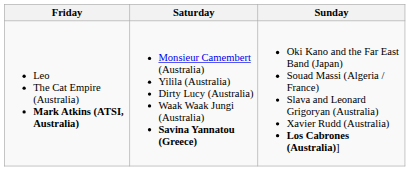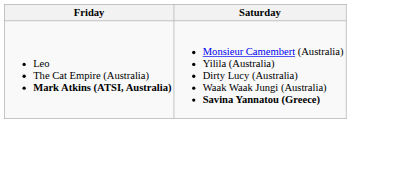- column: (331, 12)
